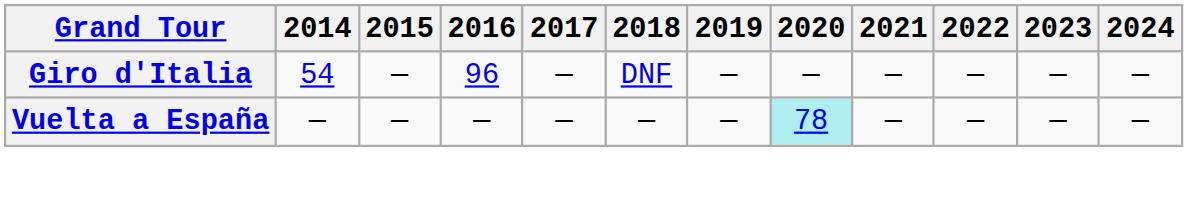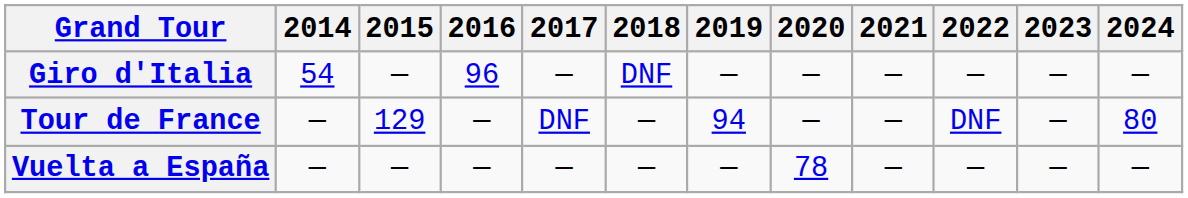+ row: (141, 122)
(811, 122) paleturquoise background -> (811, 168) no background
